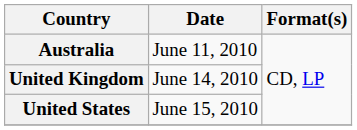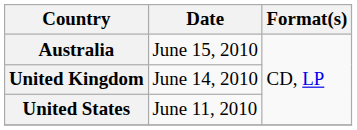(205, 49) June 11, 2010 -> (205, 49) June 15, 2010
(205, 109) June 15, 2010 -> (205, 109) June 11, 2010
